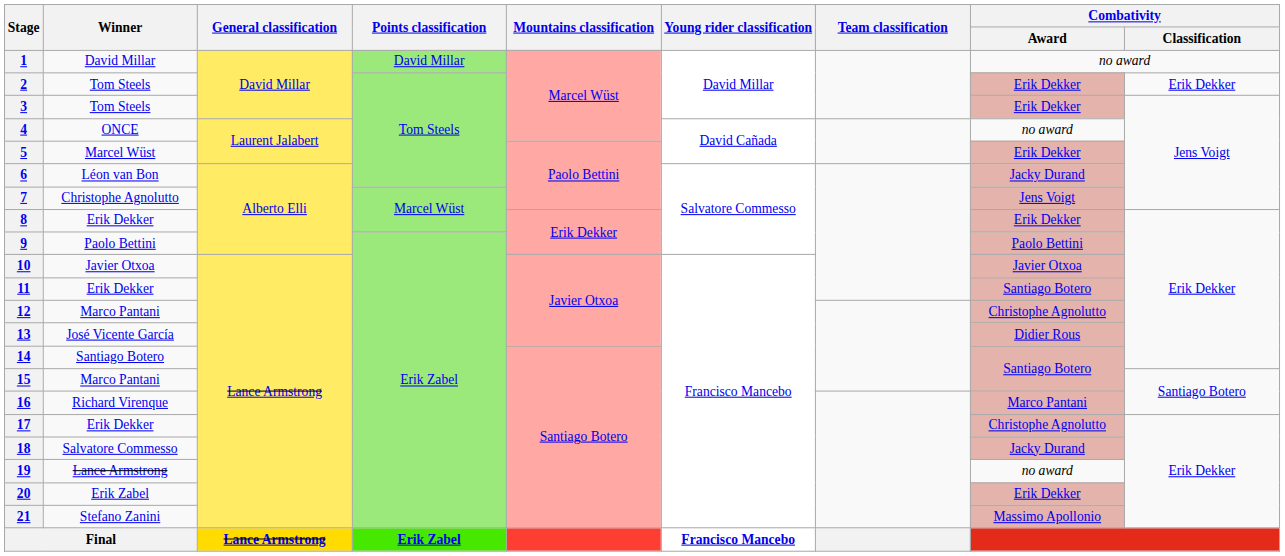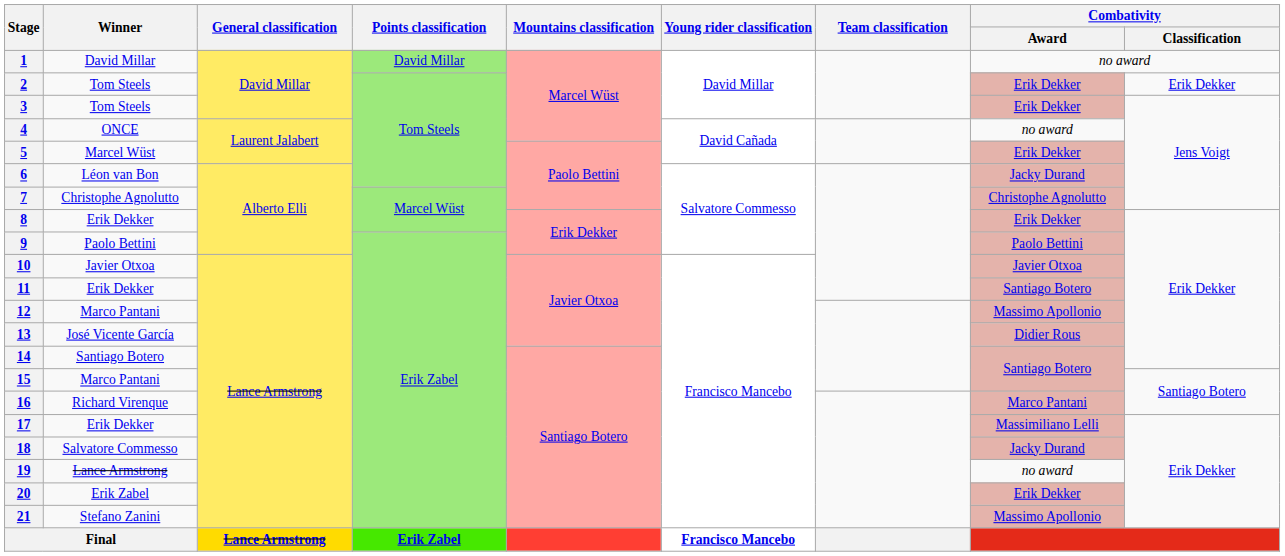(1047, 198) Jens Voigt -> (1047, 198) Christophe Agnolutto
(1047, 312) Christophe Agnolutto -> (1047, 312) Massimo Apollonio
(1047, 425) Christophe Agnolutto -> (1047, 425) Massimiliano Lelli
